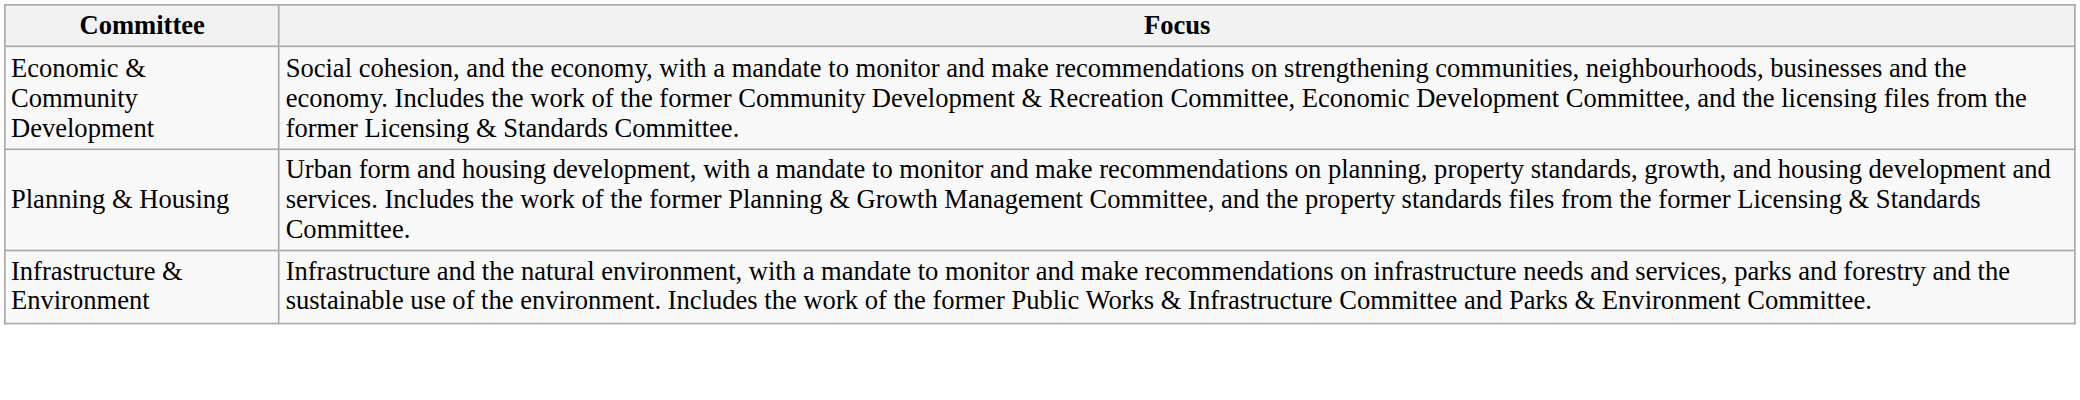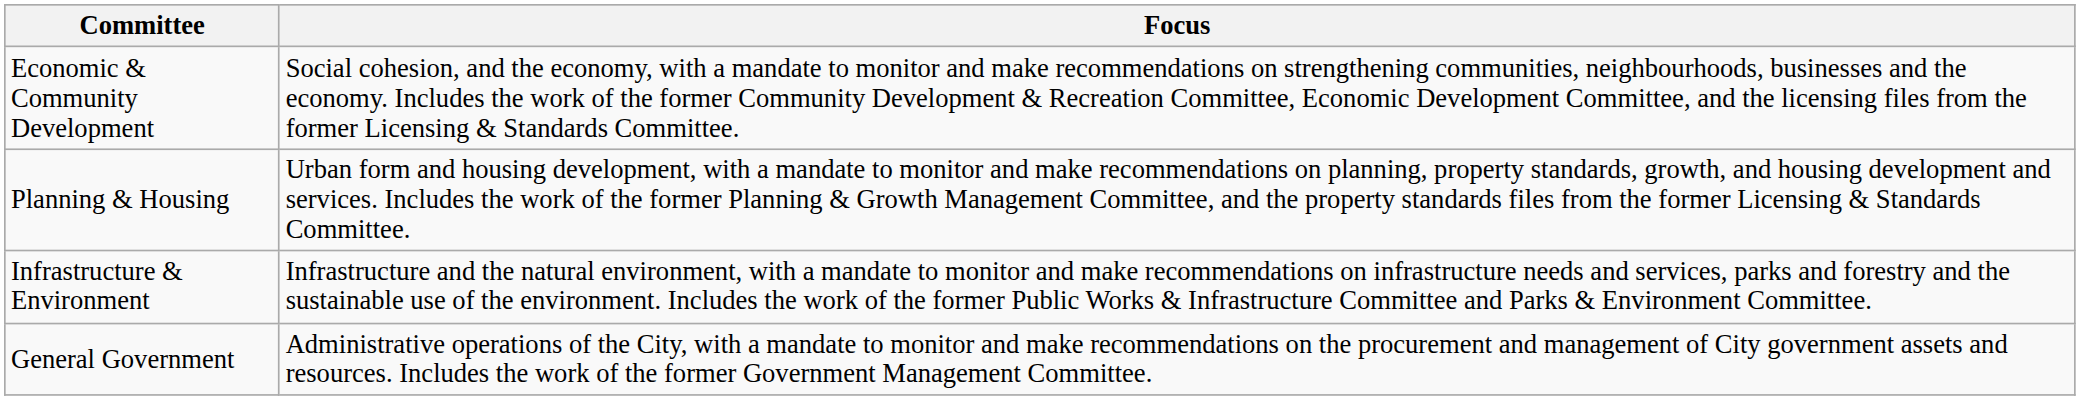+ row: (123, 358)
